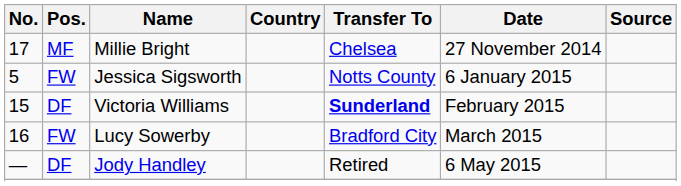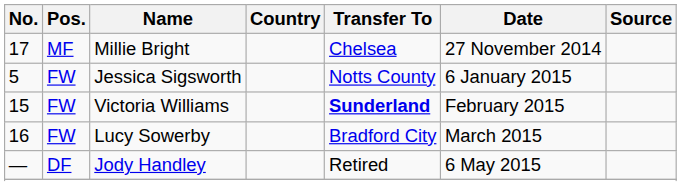(59, 106) DF -> (61, 106) FW
